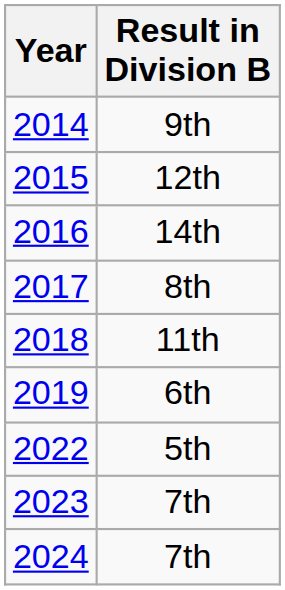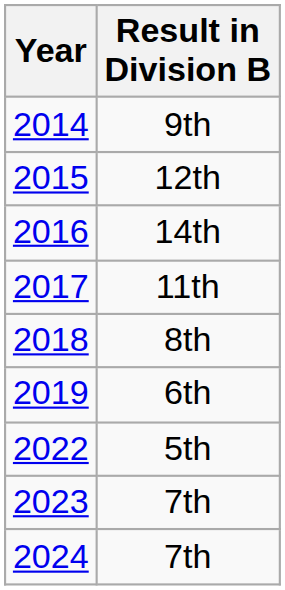(188, 286) 8th -> (188, 286) 11th
(188, 340) 11th -> (188, 340) 8th
